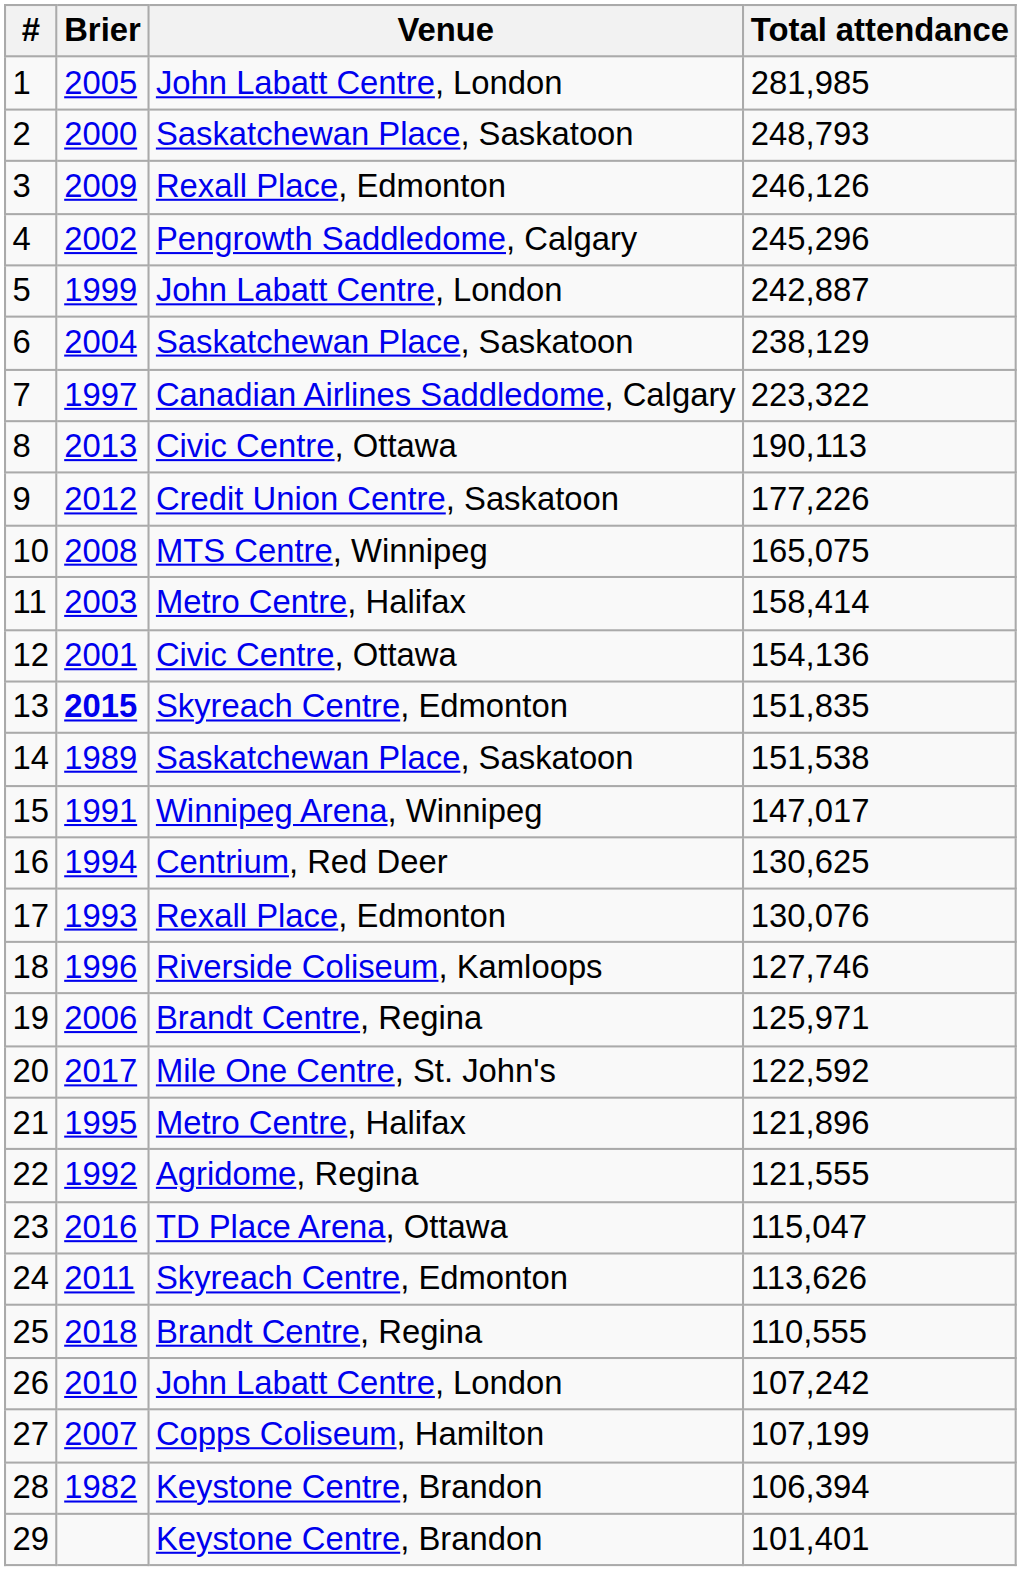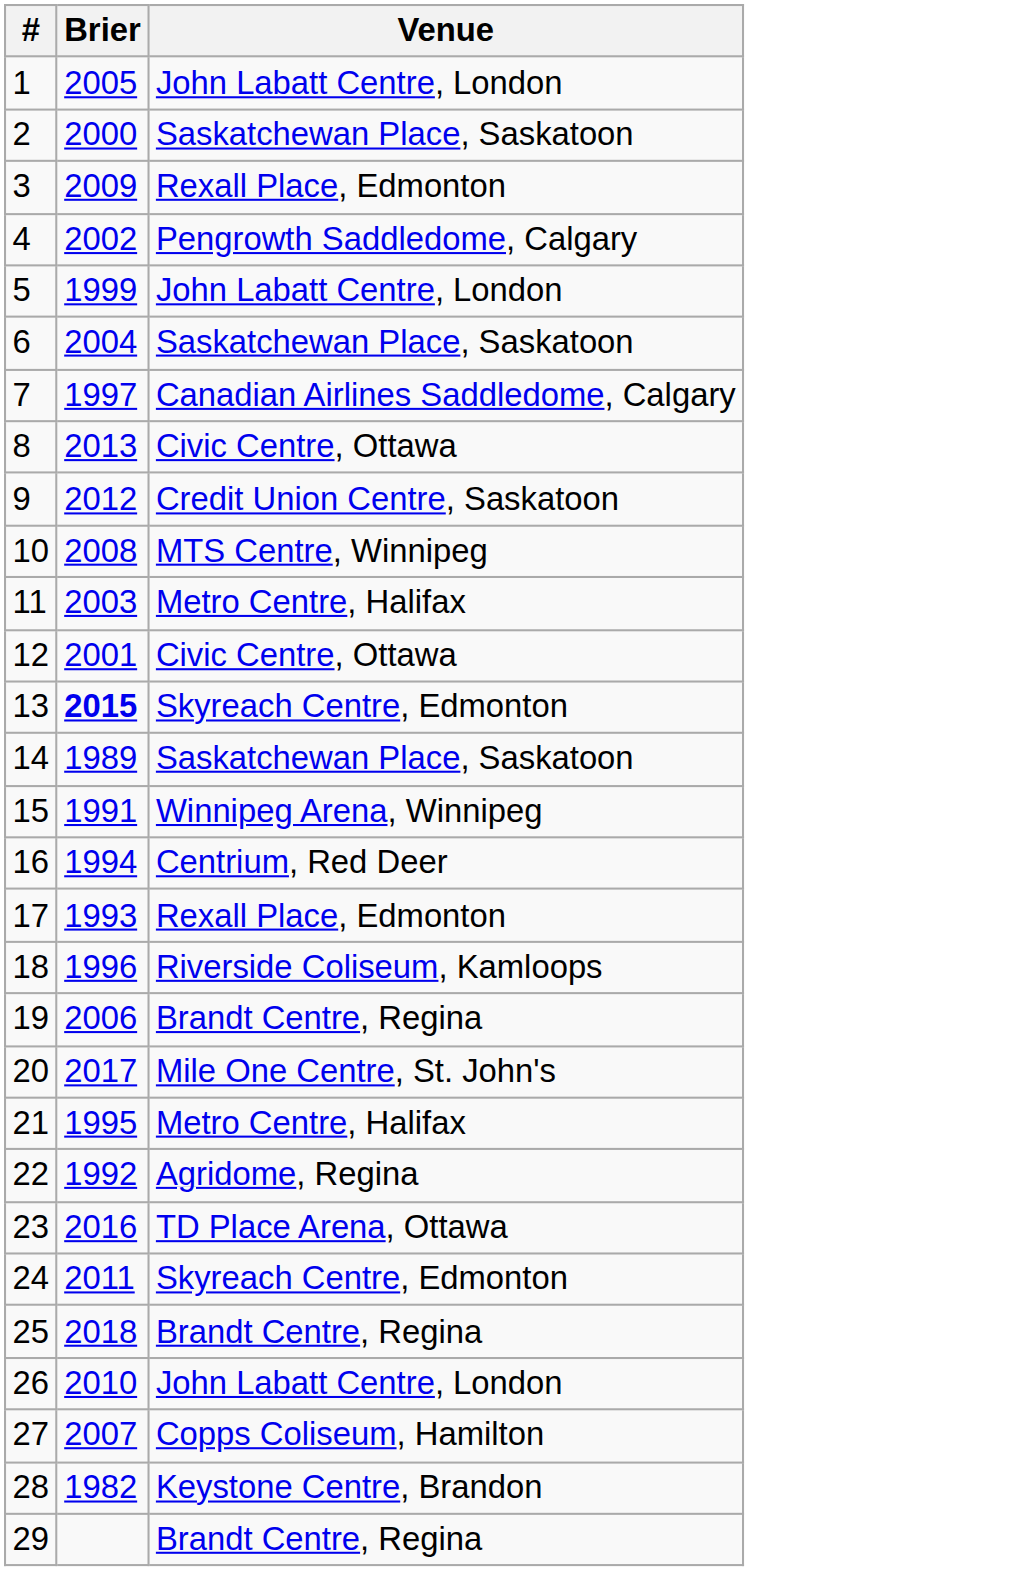- column: (880, 30)
(349, 1539) Keystone Centre, Brandon -> (319, 1539) Brandt Centre, Regina
